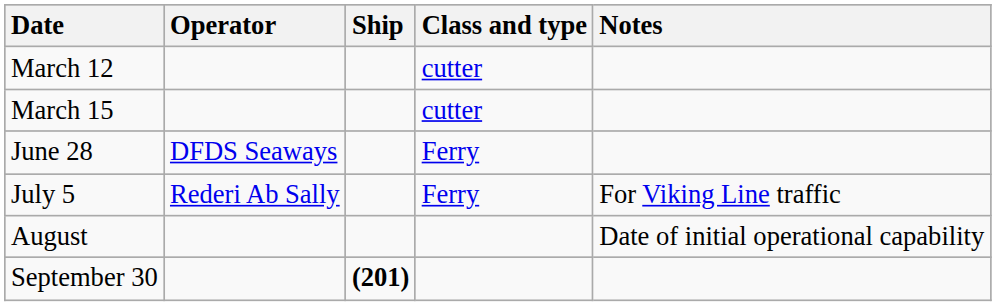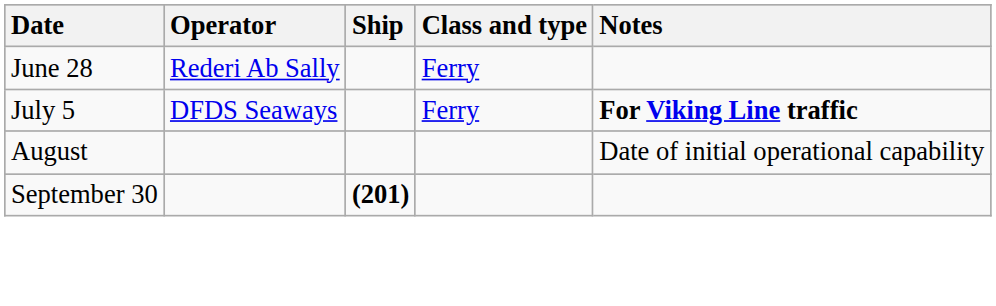- row: (62, 67)
- row: (62, 109)
(254, 151) DFDS Seaways -> (255, 67) Rederi Ab Sally
(255, 194) Rederi Ab Sally -> (254, 109) DFDS Seaways
(720, 194) normal -> (728, 109) bold
